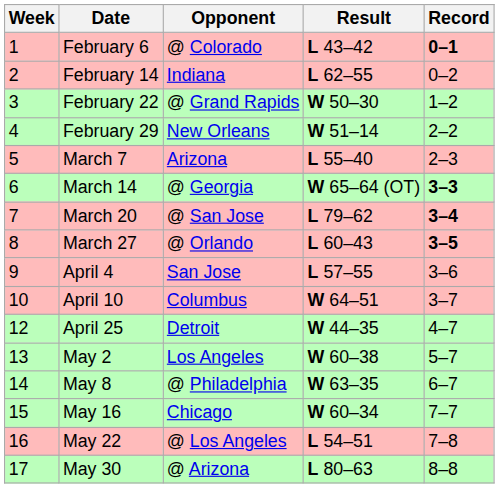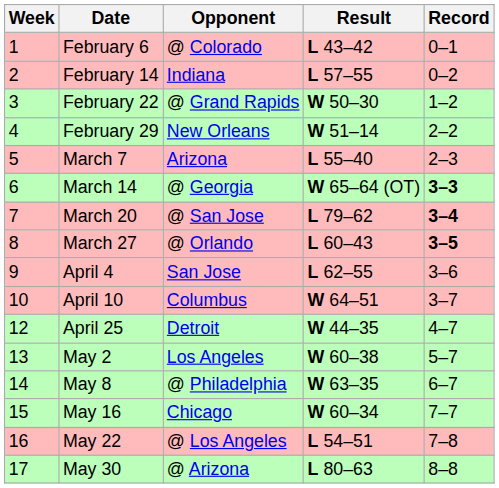(443, 46) bold -> (443, 46) normal
(340, 74) L 62–55 -> (340, 74) L 57–55
(340, 272) L 57–55 -> (340, 272) L 62–55
